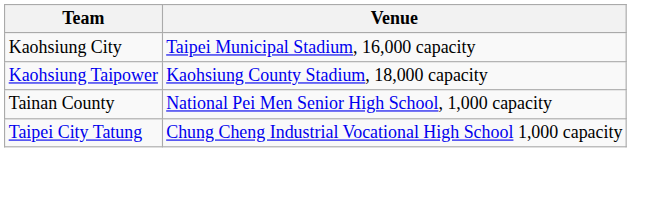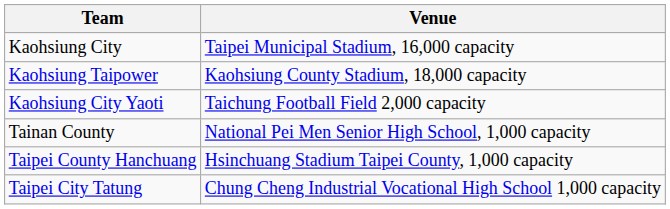+ row: (86, 103)
+ row: (103, 160)
